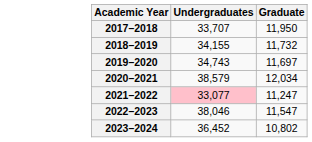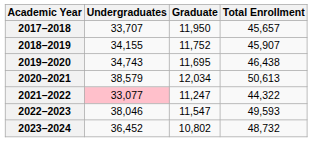+ column: (264, 13)
(282, 46) 11,732 -> (195, 46) 11,752
(282, 62) 11,697 -> (195, 62) 11,695
